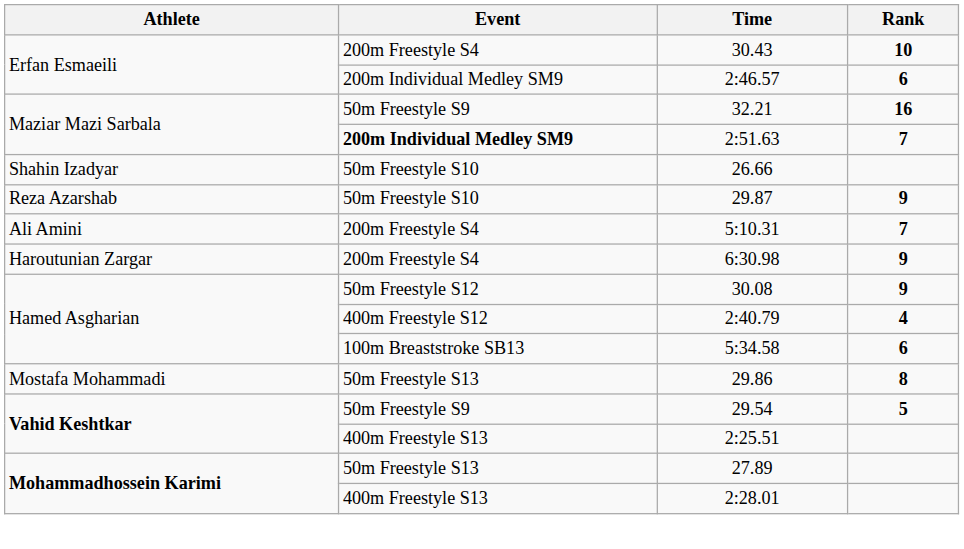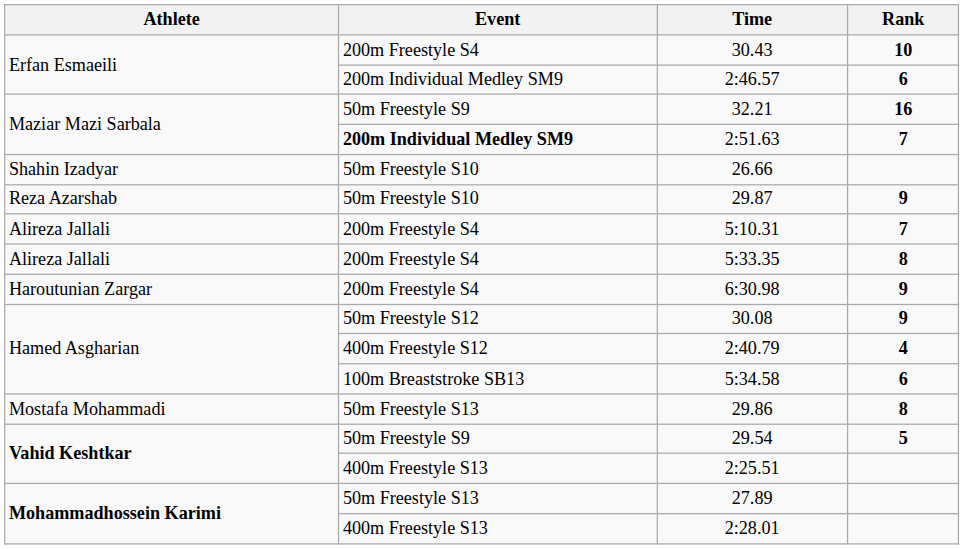(45, 229) Ali Amini -> (59, 229) Alireza Jallali
+ row: (752, 259)
